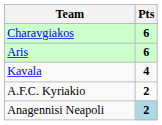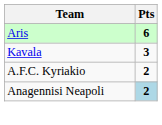- row: (41, 33)
(146, 71) 4 -> (146, 52) 3
